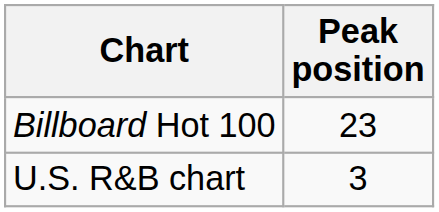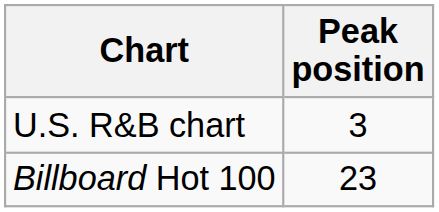rows swapped: (129, 178) <-> (144, 124)
